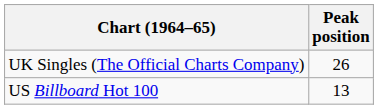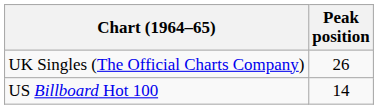(341, 90) 13 -> (341, 90) 14
